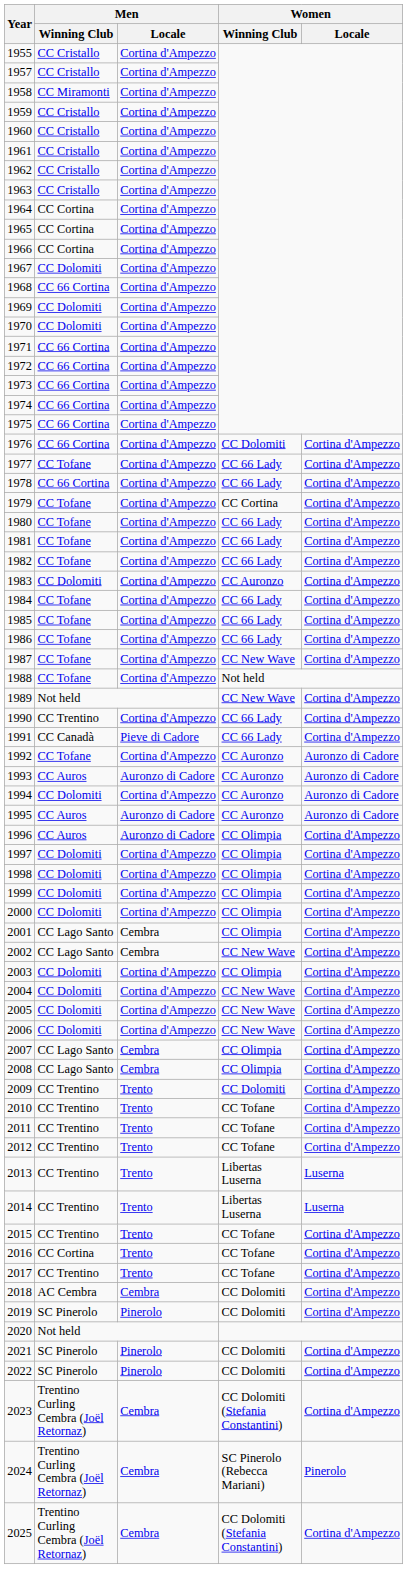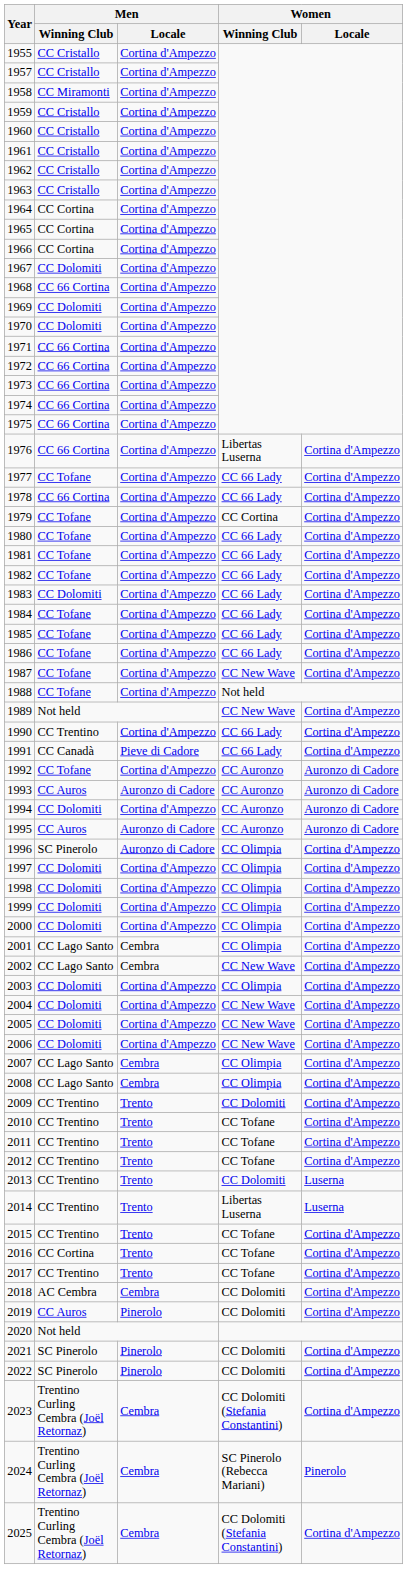(254, 444) CC Dolomiti -> (242, 451) Libertas Luserna
(252, 580) CC Auronzo -> (252, 594) CC 66 Lady
(62, 834) CC Auros -> (67, 848) SC Pinerolo
(242, 1173) Libertas Luserna -> (254, 1180) CC Dolomiti
(67, 1312) SC Pinerolo -> (62, 1312) CC Auros
